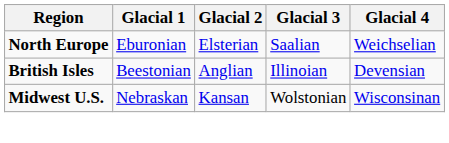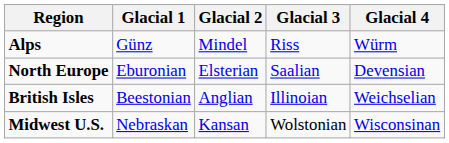+ row: (25, 44)
(395, 44) Weichselian -> (390, 71) Devensian
(390, 71) Devensian -> (395, 97) Weichselian
